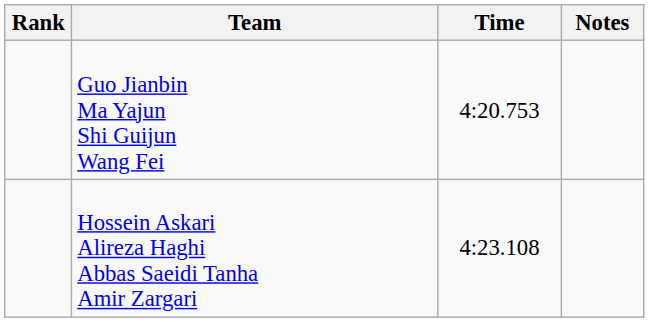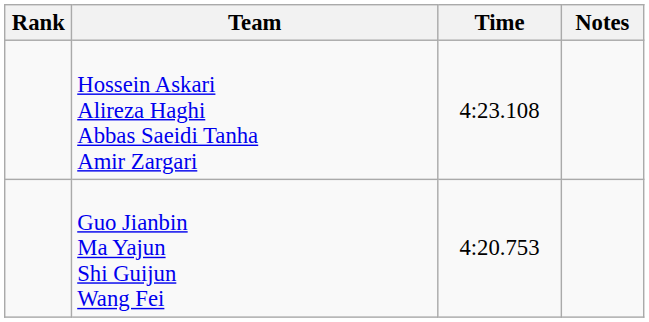rows swapped: (132, 122) <-> (168, 260)
